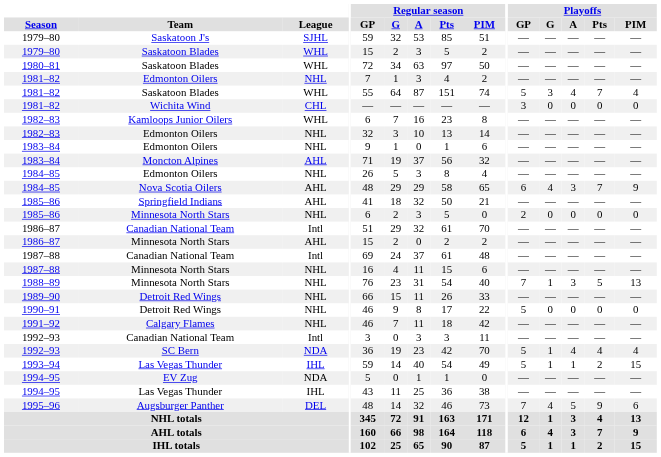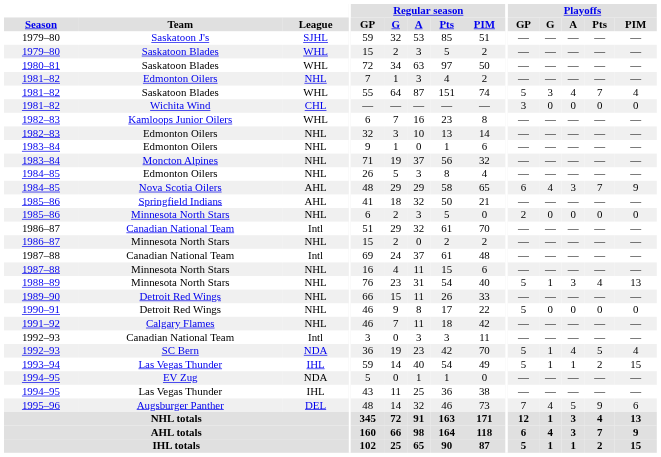(316, 160) AHL -> (316, 160) NHL
(316, 242) AHL -> (316, 242) NHL
(523, 282) 7 -> (523, 282) 5
(600, 282) 5 -> (600, 282) 4
(600, 350) 4 -> (600, 350) 5
